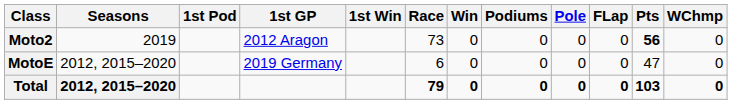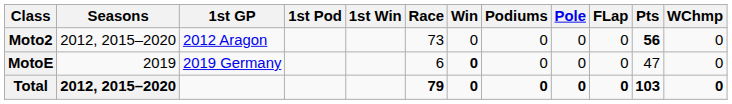columns swapped: (293, 16) <-> (210, 16)
(160, 39) 2019 -> (118, 39) 2012, 2015–2020
(118, 63) 2012, 2015–2020 -> (160, 63) 2019
(474, 63) normal -> (474, 63) bold
